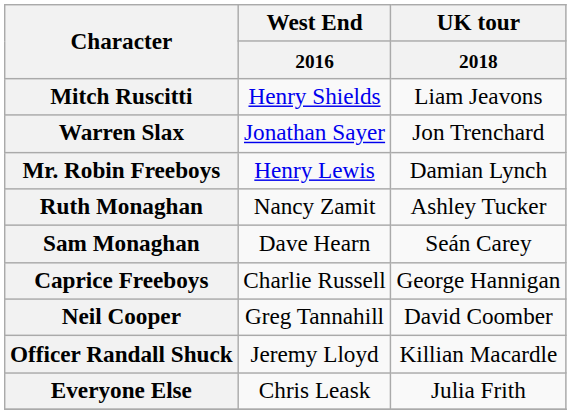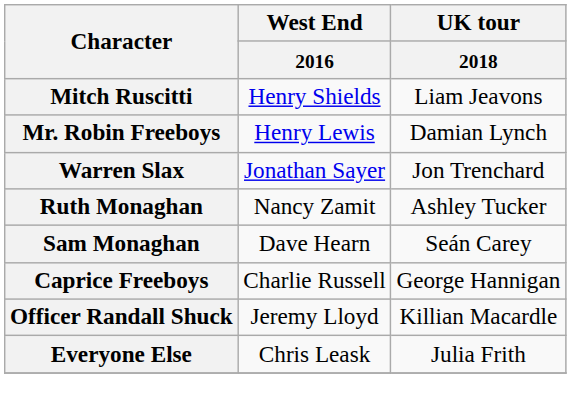rows swapped: (121, 170) <-> (121, 133)
- row: (121, 317)
